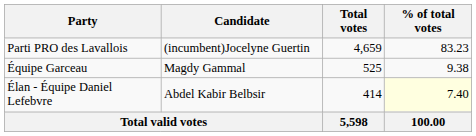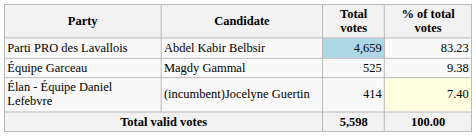(237, 48) (incumbent)Jocelyne Guertin -> (215, 48) Abdel Kabir Belbsir
(368, 48) no background -> (368, 48) lightblue background
(215, 94) Abdel Kabir Belbsir -> (237, 94) (incumbent)Jocelyne Guertin
